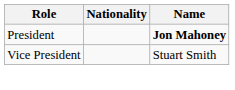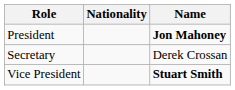+ row: (31, 54)
(184, 54) normal -> (188, 74) bold
